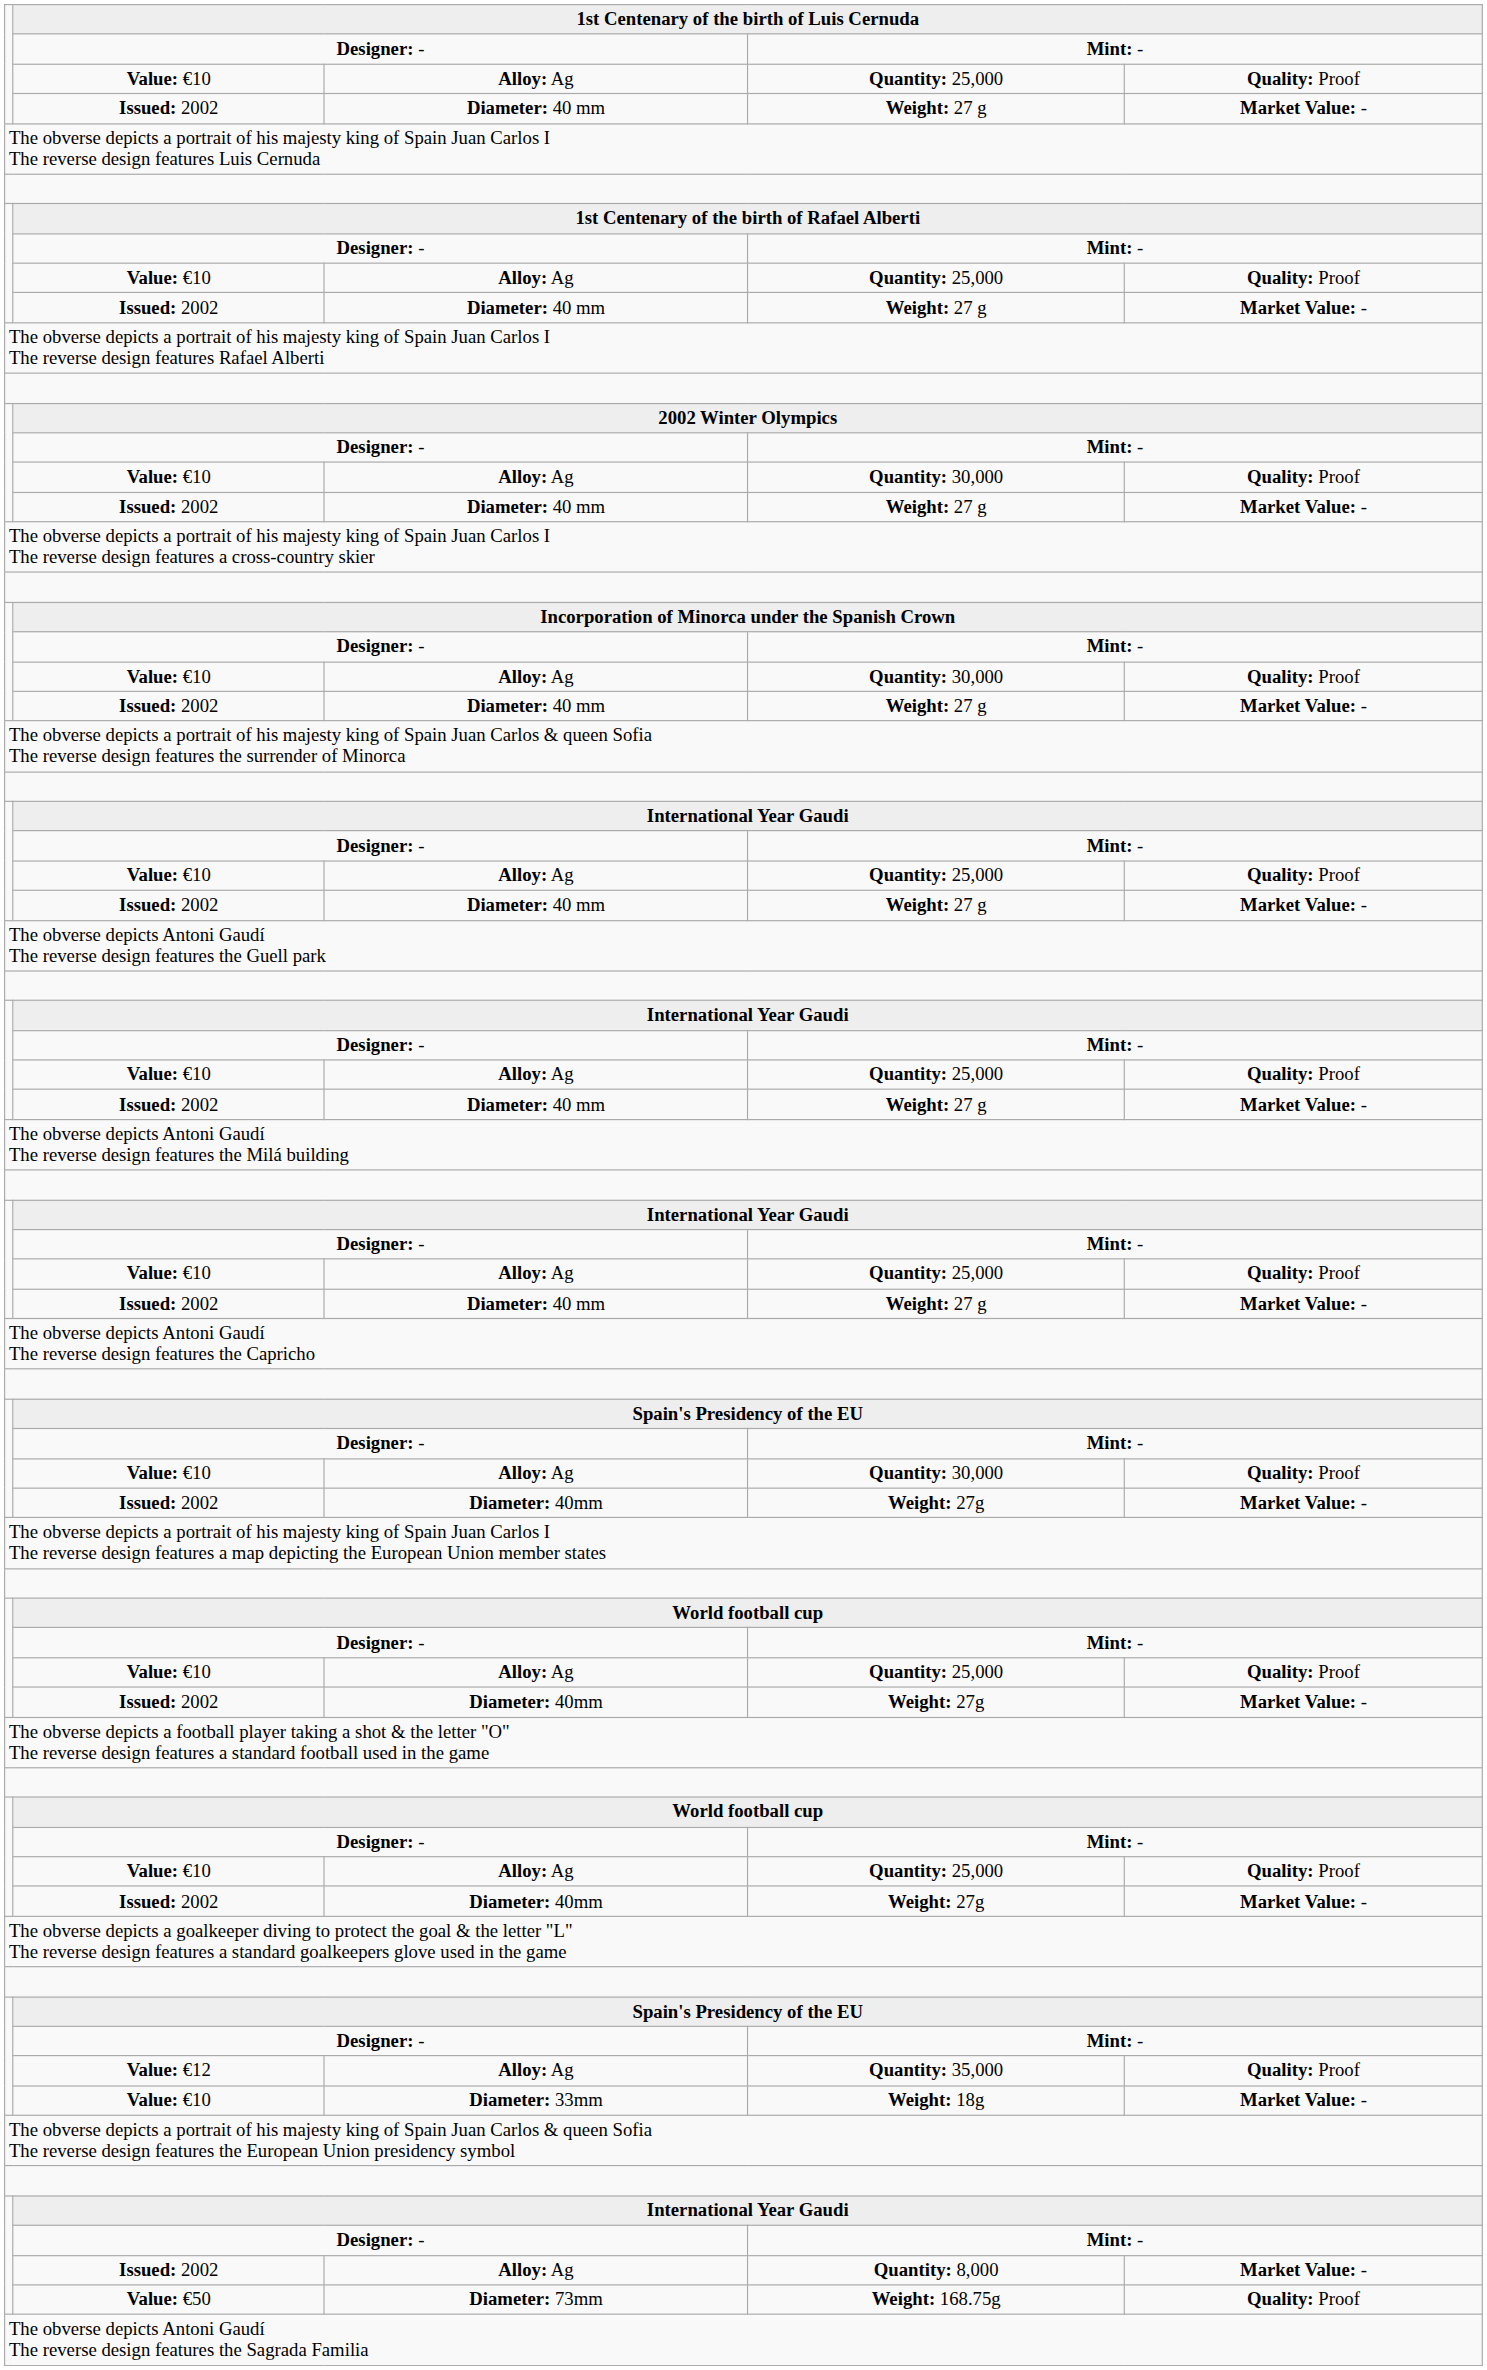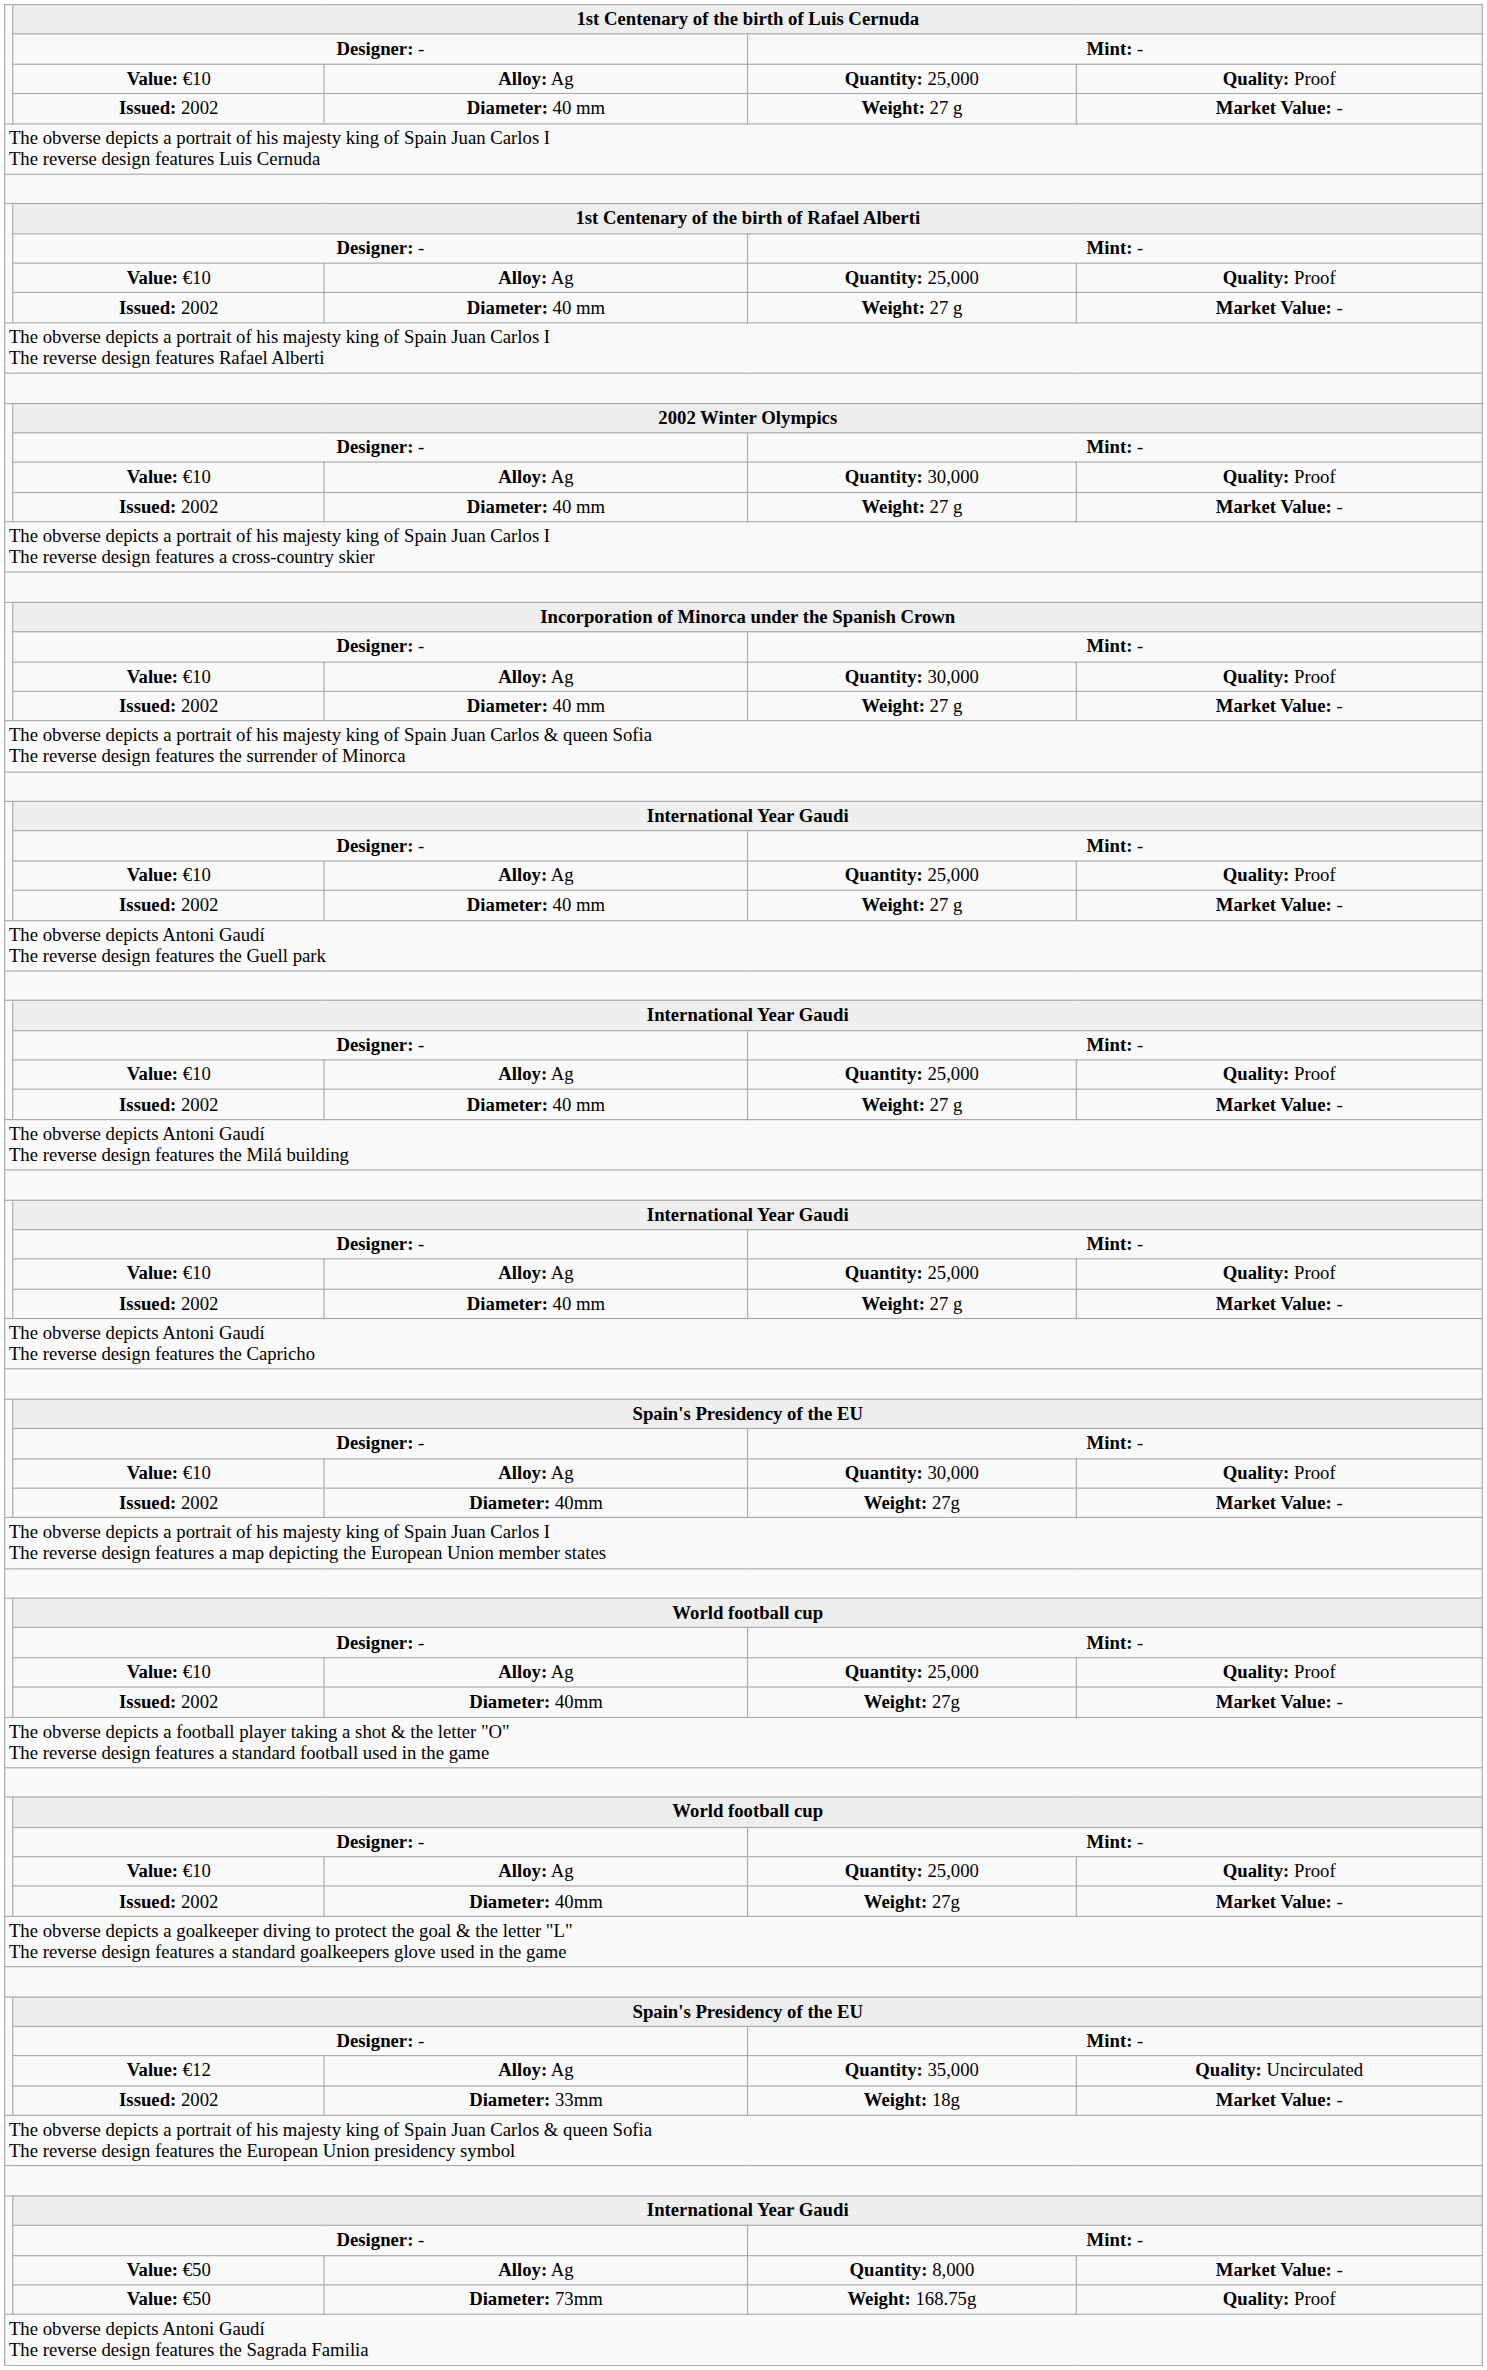(1303, 2070) Quality: Proof -> (1279, 2070) Quality: Uncirculated
(169, 2100) Value: €10 -> (169, 2100) Issued: 2002
(169, 2269) Issued: 2002 -> (169, 2269) Value: €50
